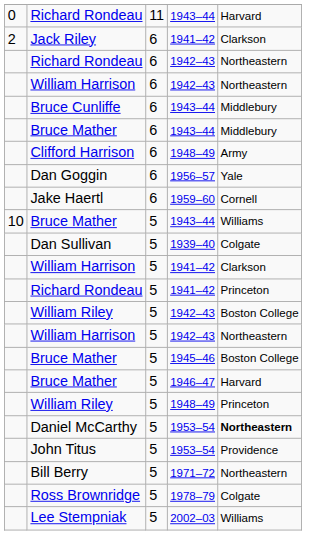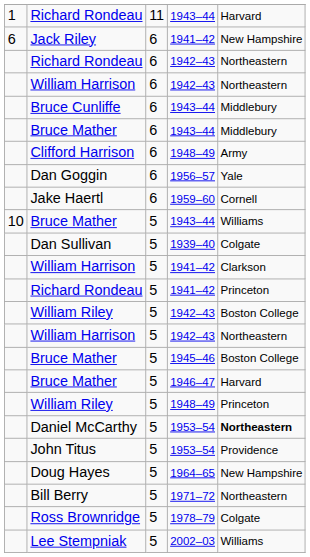(12, 15) 0 -> (12, 15) 1
(12, 38) 2 -> (12, 38) 6
(243, 39) Clarkson -> (261, 39) New Hampshire
+ row: (70, 472)
